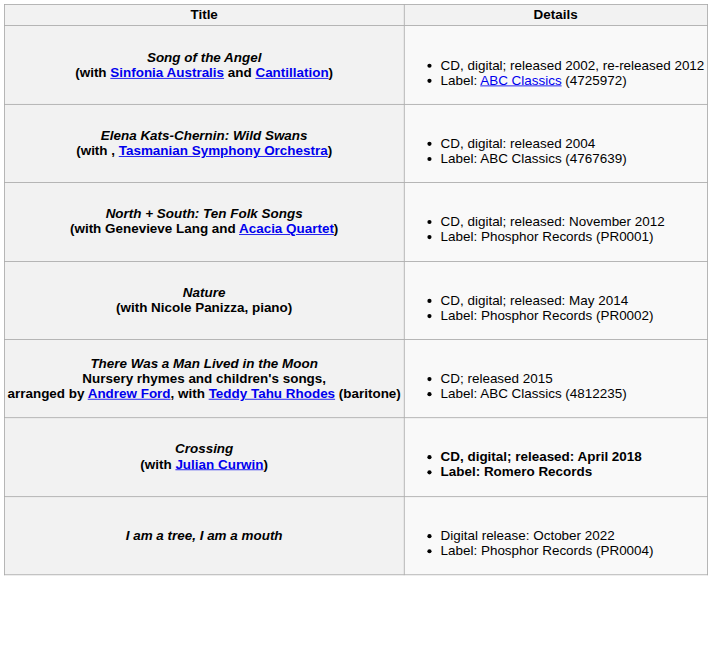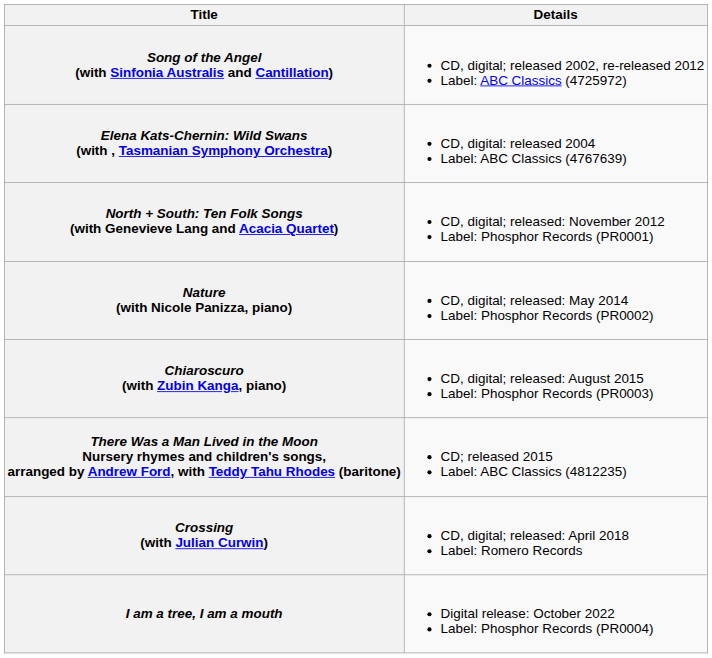+ row: (204, 378)
(556, 465) bold -> (556, 543) normal
